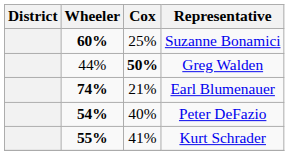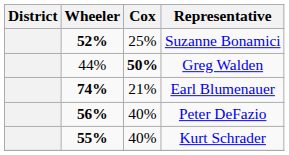(92, 41) 60% -> (92, 41) 52%
(92, 114) 54% -> (92, 114) 56%
(142, 138) 41% -> (142, 138) 40%
